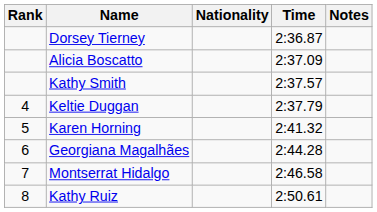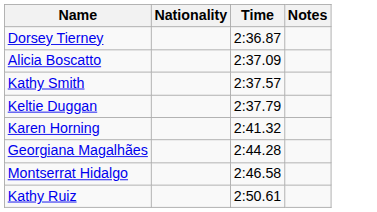- column: (25, 15)
